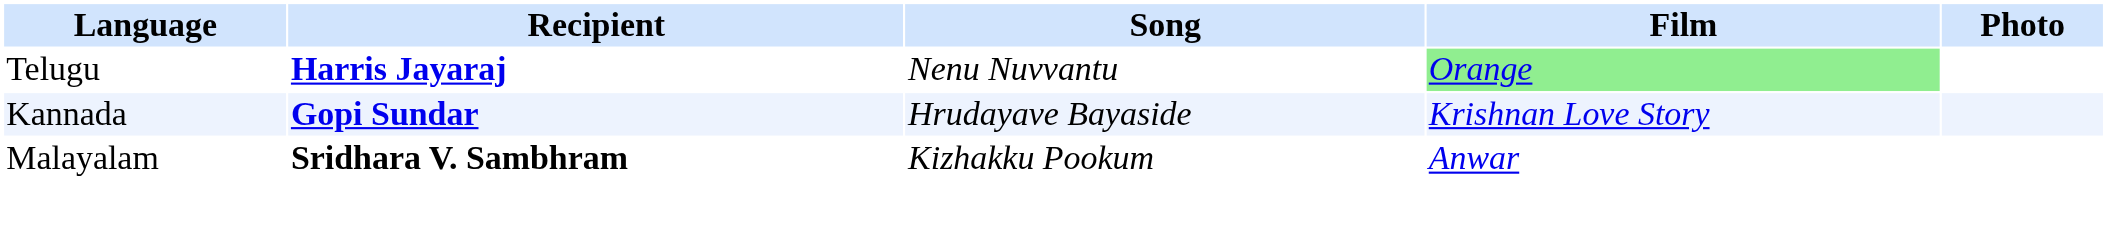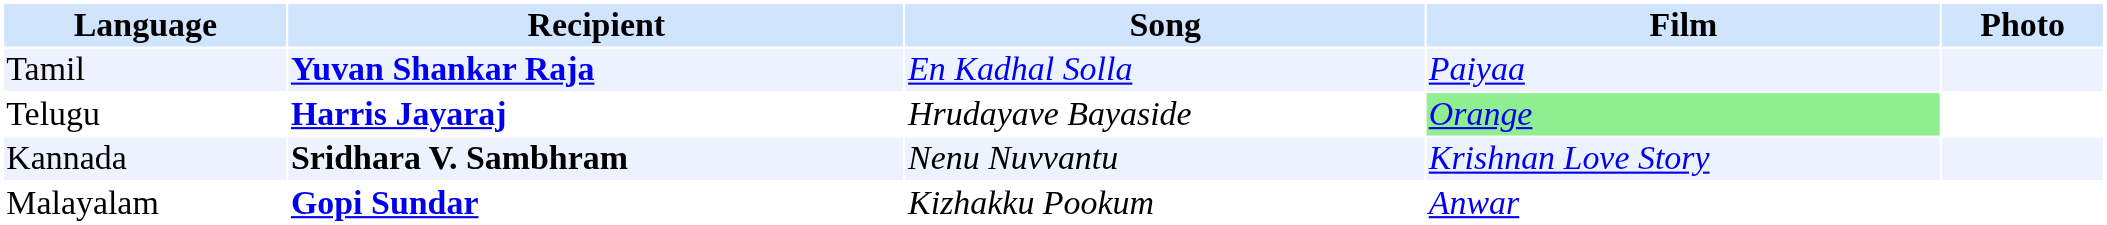+ row: (46, 69)
(1013, 69) Nenu Nuvvantu -> (1050, 113) Hrudayave Bayaside
(385, 113) Gopi Sundar -> (459, 158) Sridhara V. Sambhram
(1050, 113) Hrudayave Bayaside -> (1013, 158) Nenu Nuvvantu
(459, 158) Sridhara V. Sambhram -> (385, 202) Gopi Sundar
